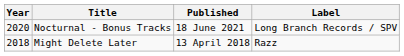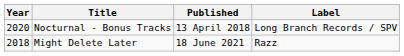(210, 28) 18 June 2021 -> (213, 28) 13 April 2018
(213, 43) 13 April 2018 -> (210, 43) 18 June 2021
